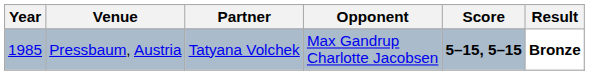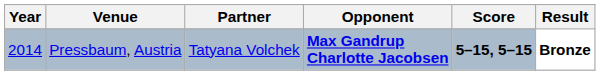(25, 50) 1985 -> (25, 50) 2014
(373, 50) normal -> (378, 50) bold
